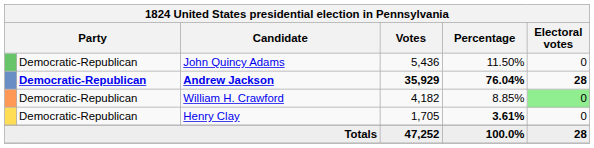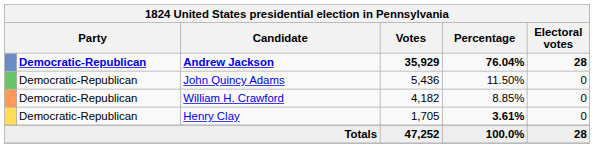rows swapped: (229, 80) <-> (234, 62)
(584, 99) lightgreen background -> (584, 99) no background
